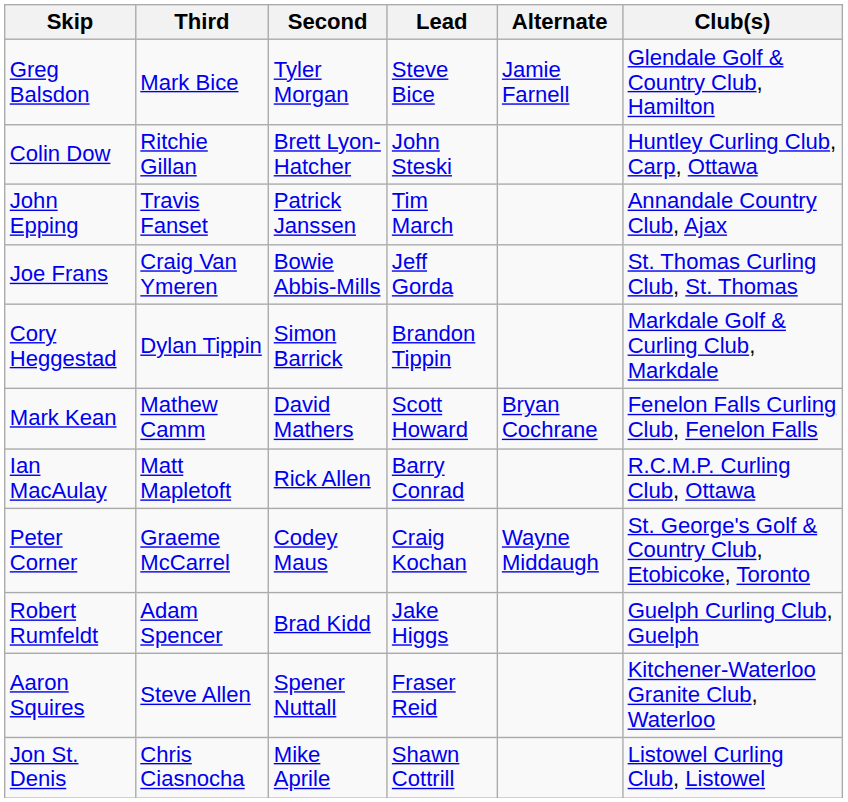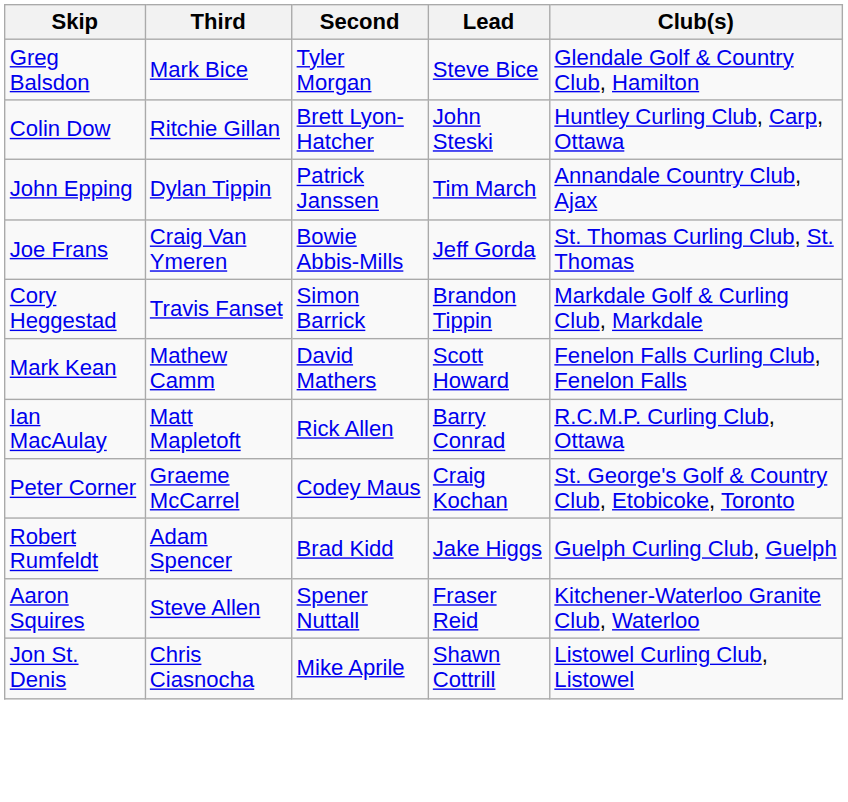- column: (560, 22)
(174, 214) Travis Fanset -> (211, 189) Dylan Tippin
(201, 346) Dylan Tippin -> (216, 308) Travis Fanset
